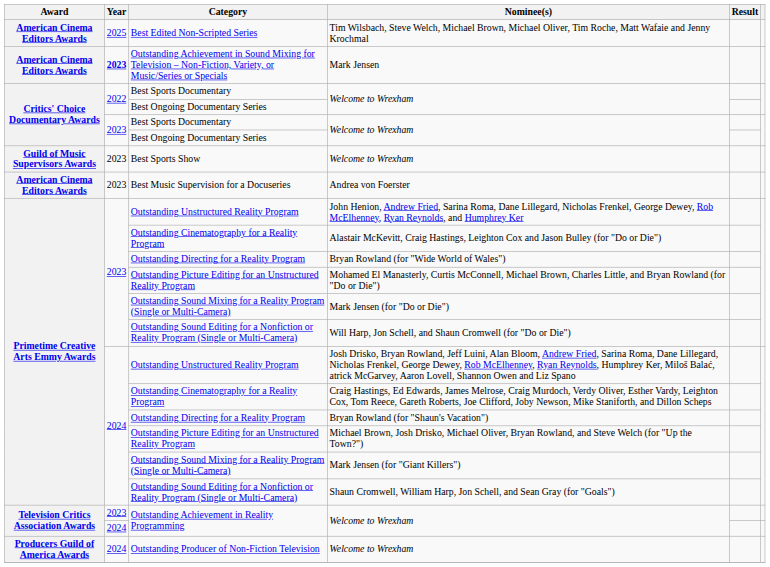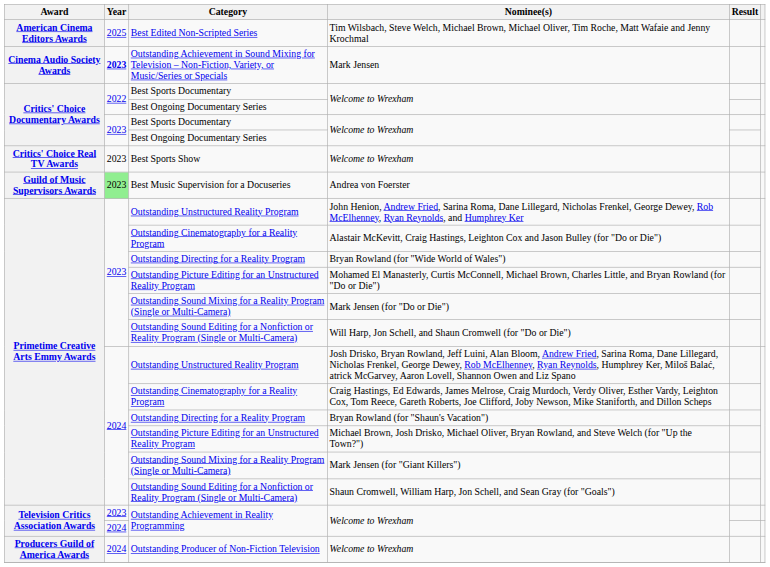(54, 65) American Cinema Editors Awards -> (54, 65) Cinema Audio Society Awards
(54, 159) Guild of Music Supervisors Awards -> (54, 159) Critics' Choice Real TV Awards
(54, 185) American Cinema Editors Awards -> (54, 185) Guild of Music Supervisors Awards
(117, 185) no background -> (117, 185) lightgreen background
